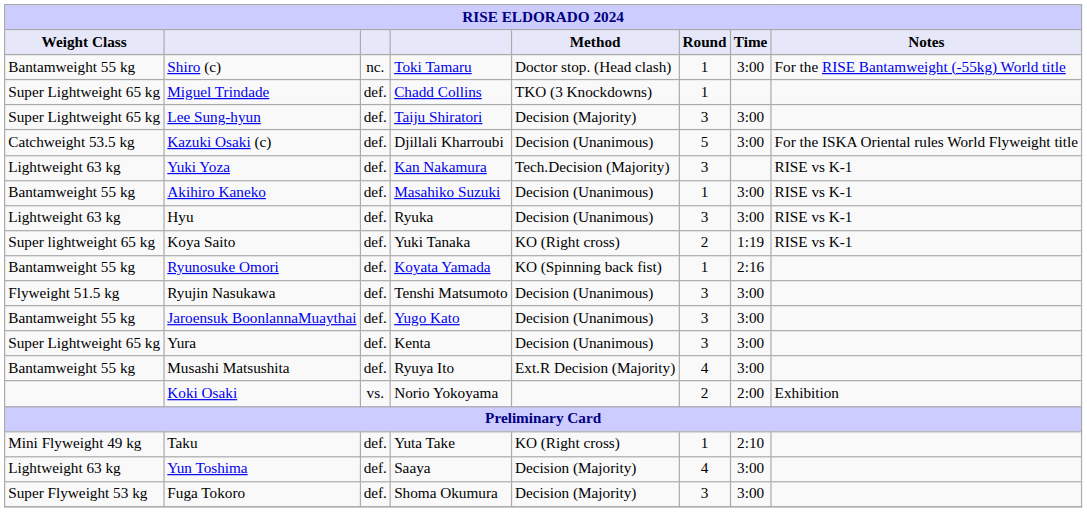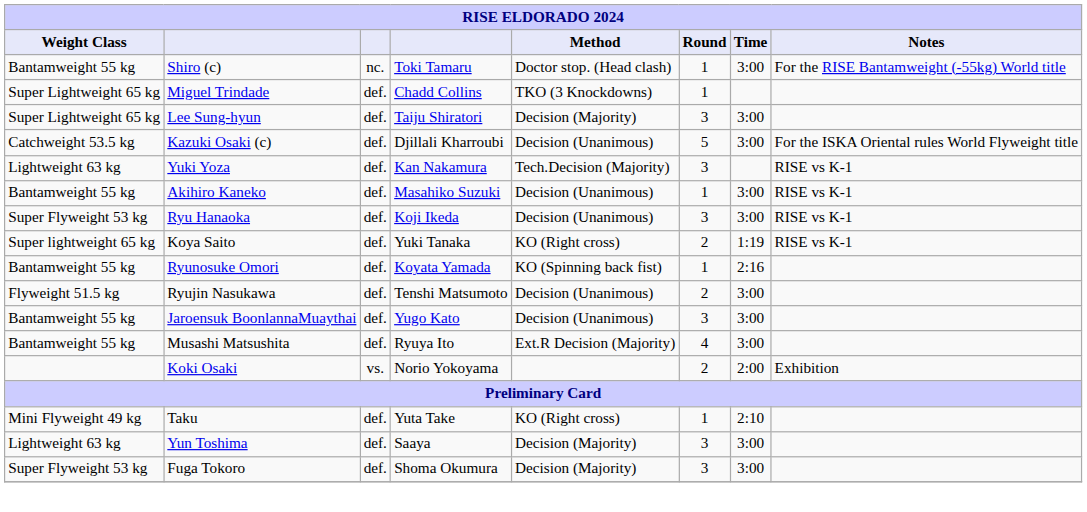+ row: (209, 217)
- row: (180, 217)
(705, 292) 3 -> (705, 292) 2
- row: (182, 343)
(705, 468) 4 -> (705, 443) 3
